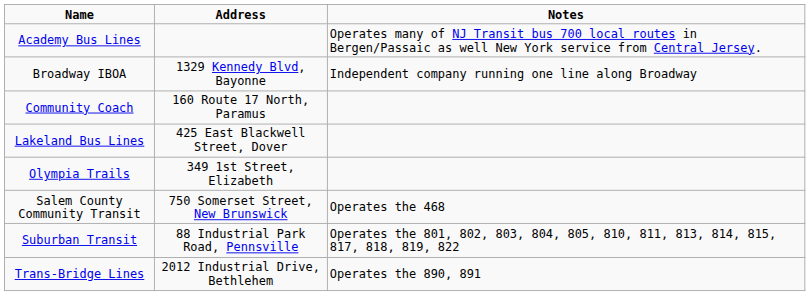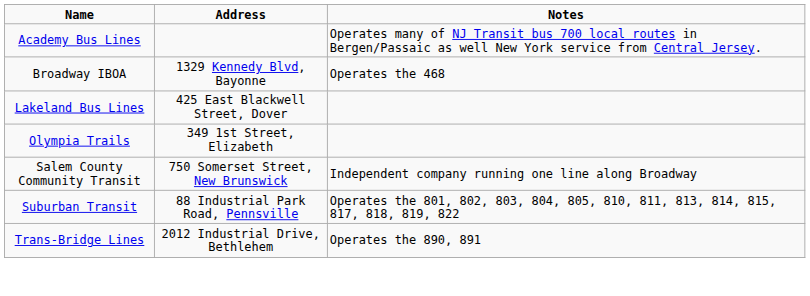(513, 74) Independent company running one line along Broadway -> (387, 74) Operates the 468
- row: (79, 107)
(387, 207) Operates the 468 -> (513, 174) Independent company running one line along Broadway
